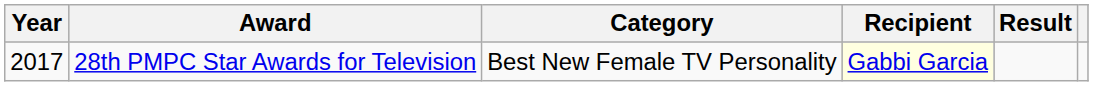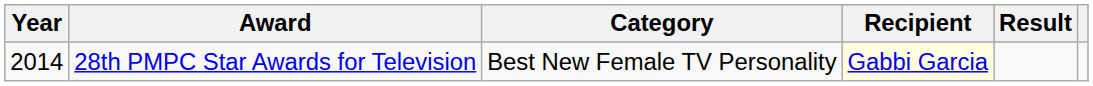(37, 61) 2017 -> (37, 61) 2014
